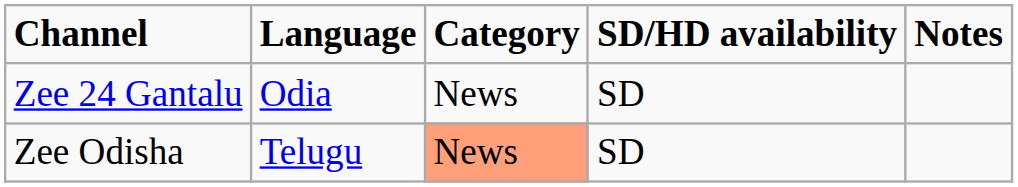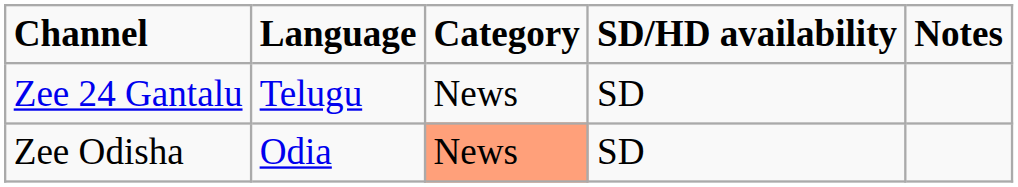(296, 92) Odia -> (311, 92) Telugu
(311, 151) Telugu -> (296, 151) Odia
